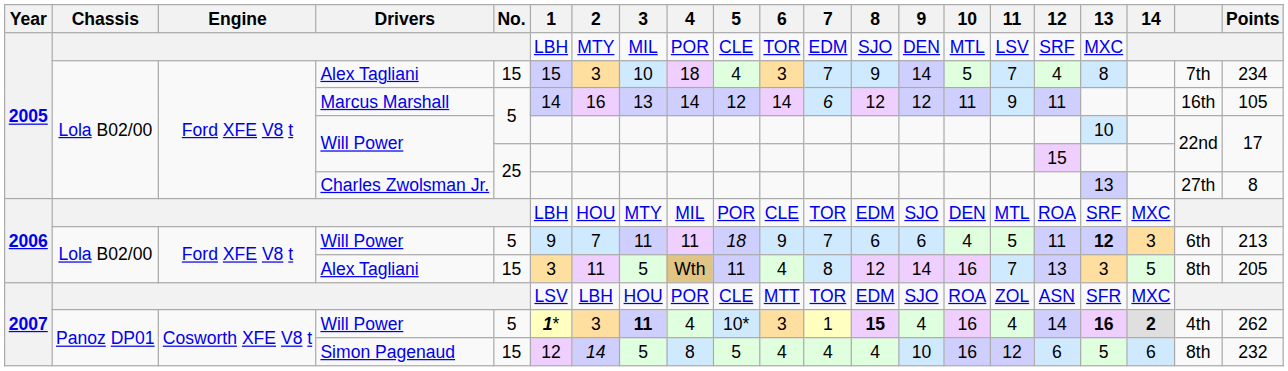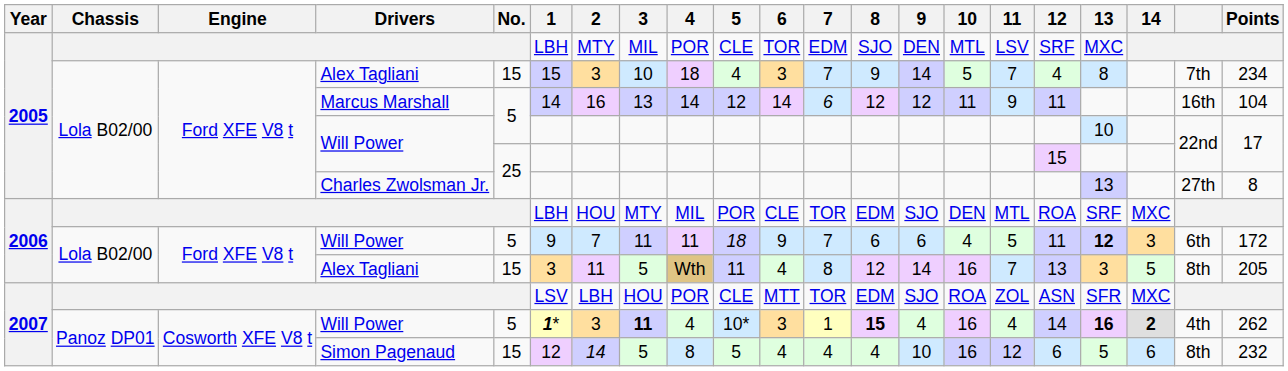(1253, 102) 105 -> (1253, 102) 104
(1253, 241) 213 -> (1253, 241) 172
